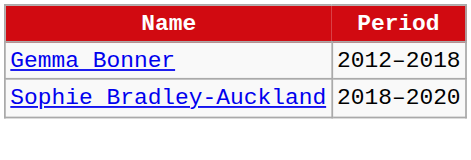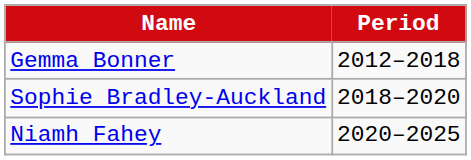+ row: (86, 135)
